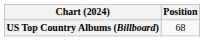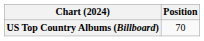(180, 28) 68 -> (180, 28) 70
